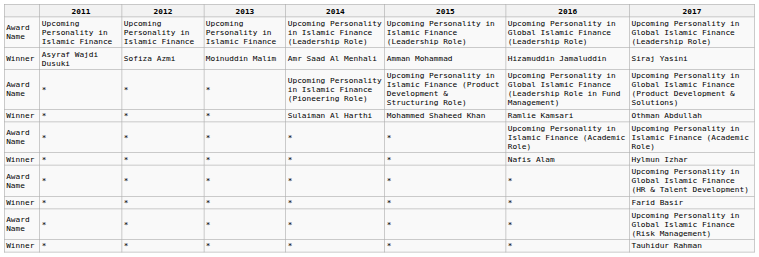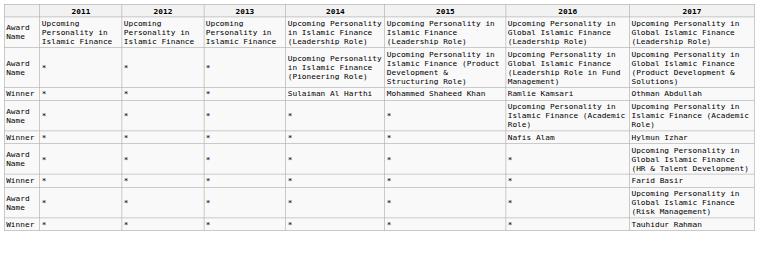- row: (20, 59)
